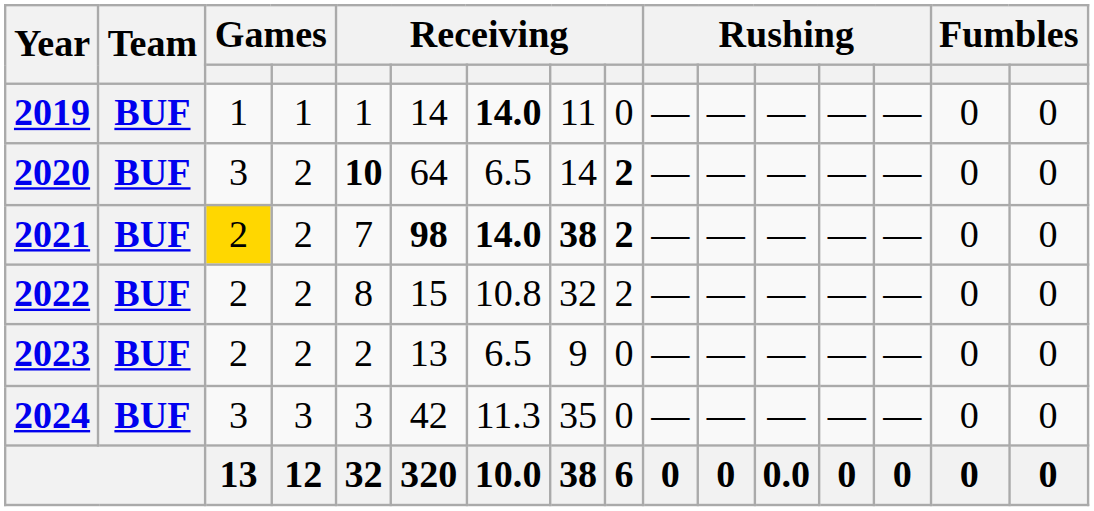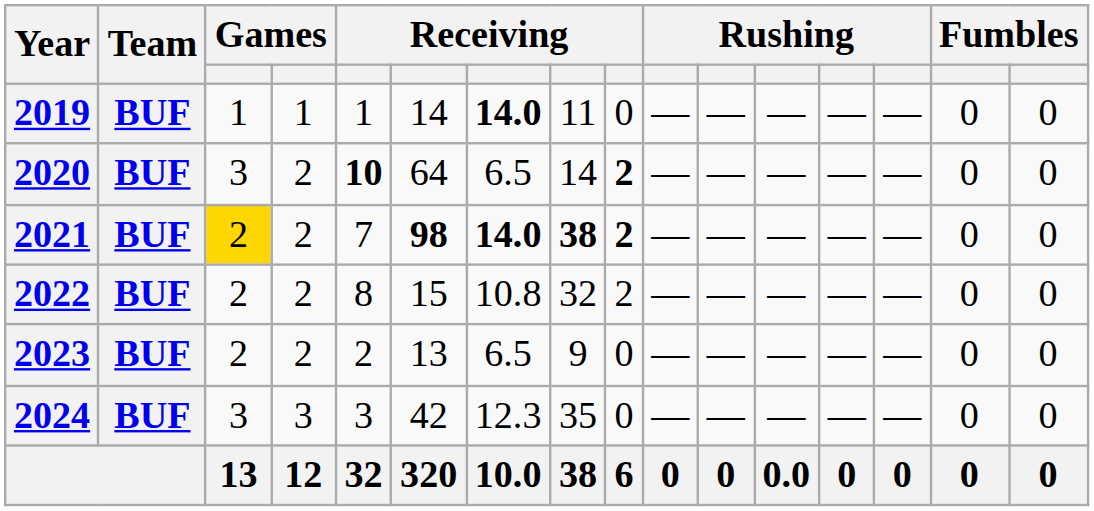(508, 414) 11.3 -> (508, 414) 12.3
